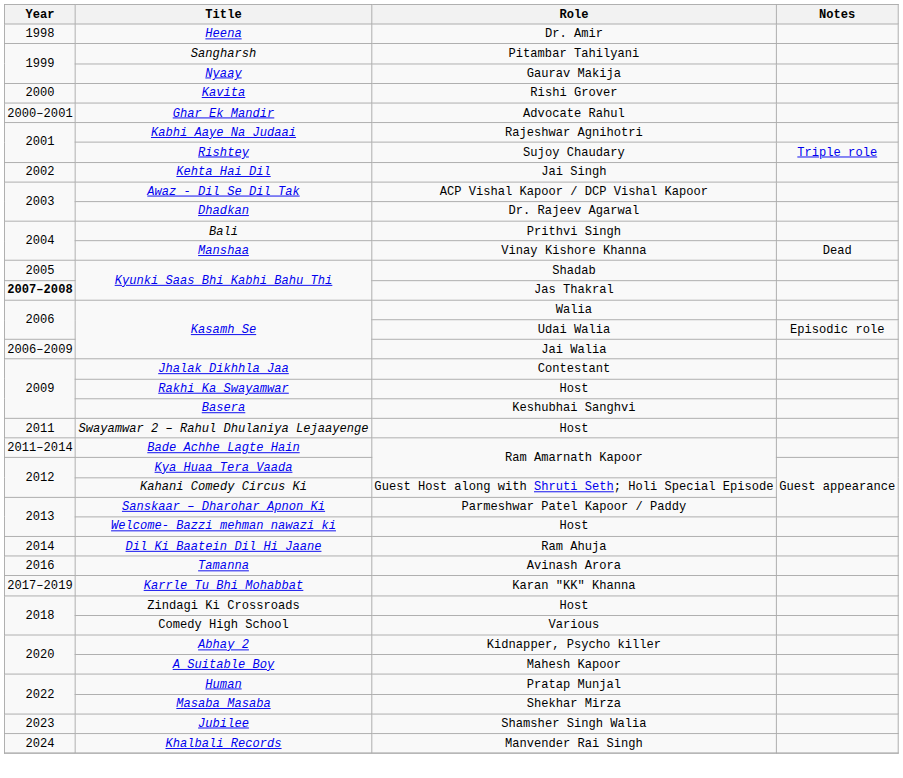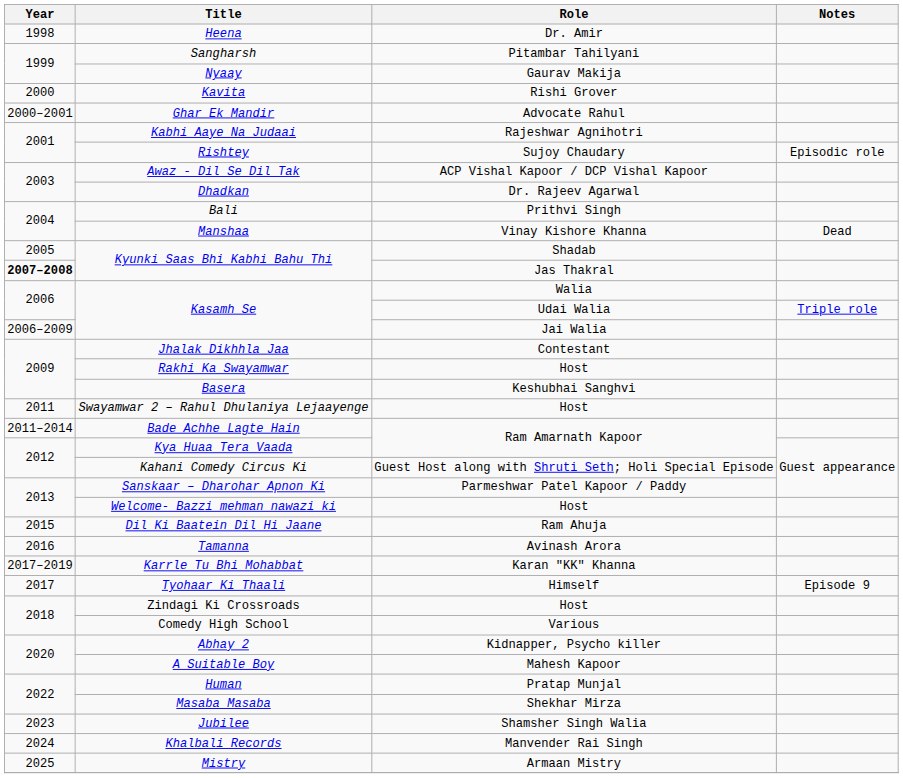(837, 152) Triple role -> (837, 152) Episodic role
- row: (224, 172)
(837, 330) Episodic role -> (837, 310) Triple role
(40, 546) 2014 -> (40, 527) 2015
+ row: (224, 586)
+ row: (224, 763)
